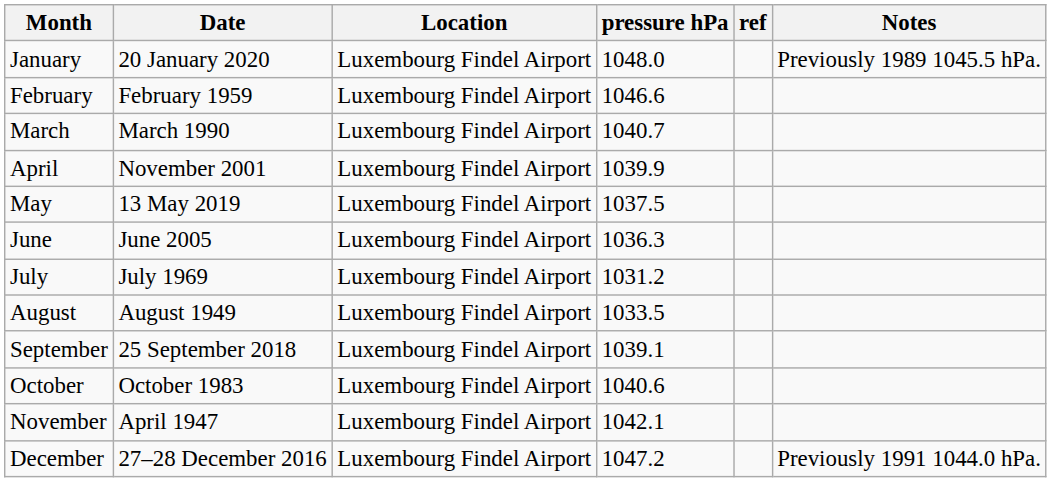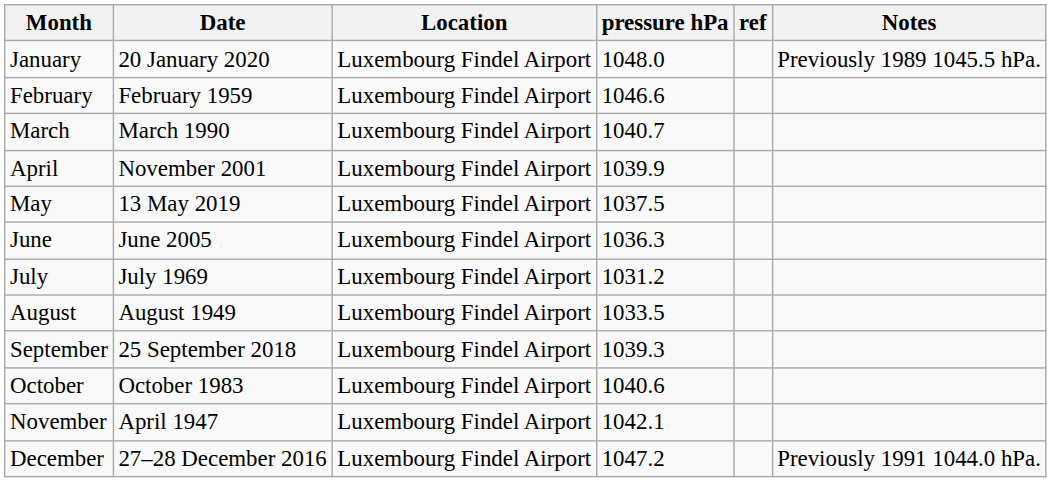(633, 349) 1039.1 -> (633, 349) 1039.3
